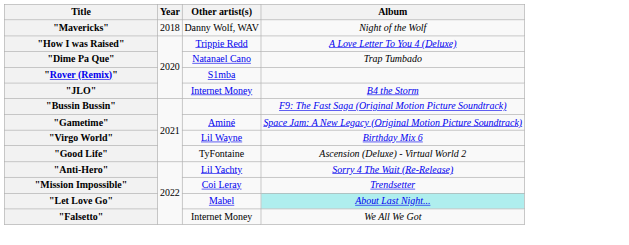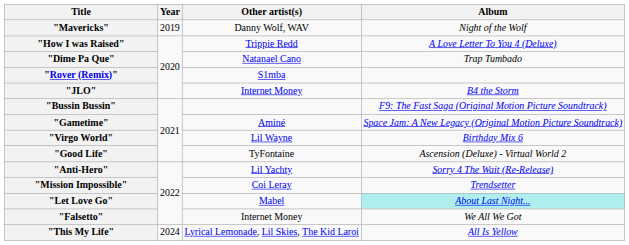(170, 28) 2018 -> (170, 28) 2019
+ row: (81, 232)
